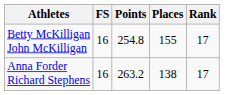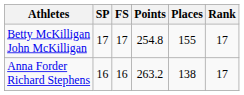+ column: (103, 14)
(103, 41) 16 -> (122, 41) 17
